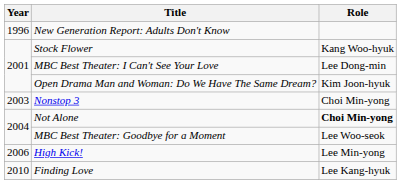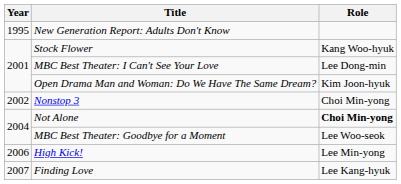(18, 30) 1996 -> (18, 30) 1995
(18, 100) 2003 -> (18, 100) 2002
(18, 170) 2010 -> (18, 170) 2007
